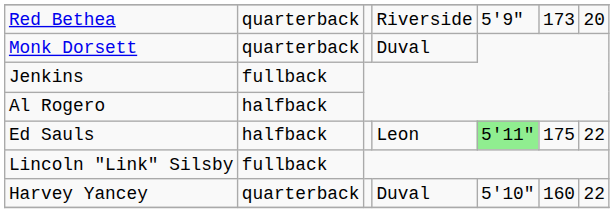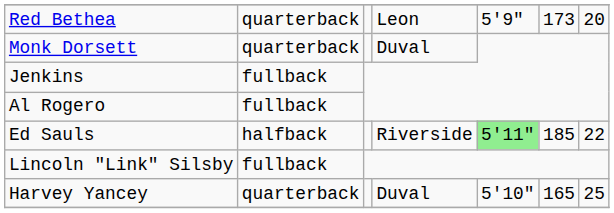(424, 19) Riverside -> (398, 19) Leon
(285, 106) halfback -> (285, 106) fullback
(398, 135) Leon -> (424, 135) Riverside
(559, 135) 175 -> (559, 135) 185
(559, 193) 160 -> (559, 193) 165
(594, 193) 22 -> (594, 193) 25
